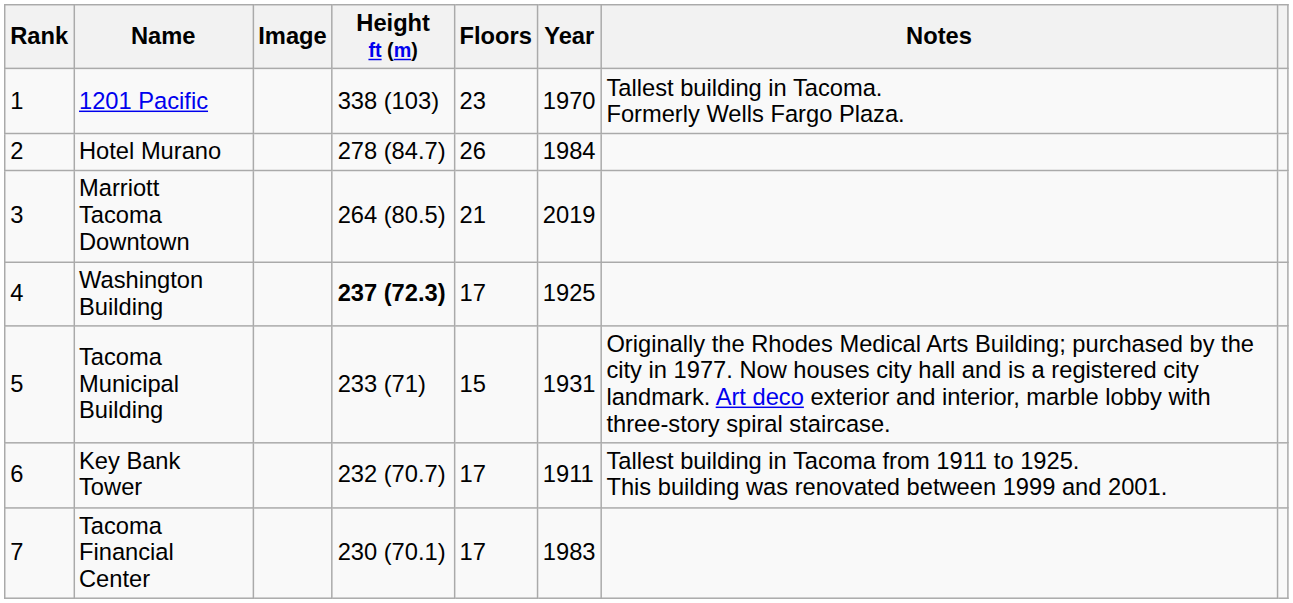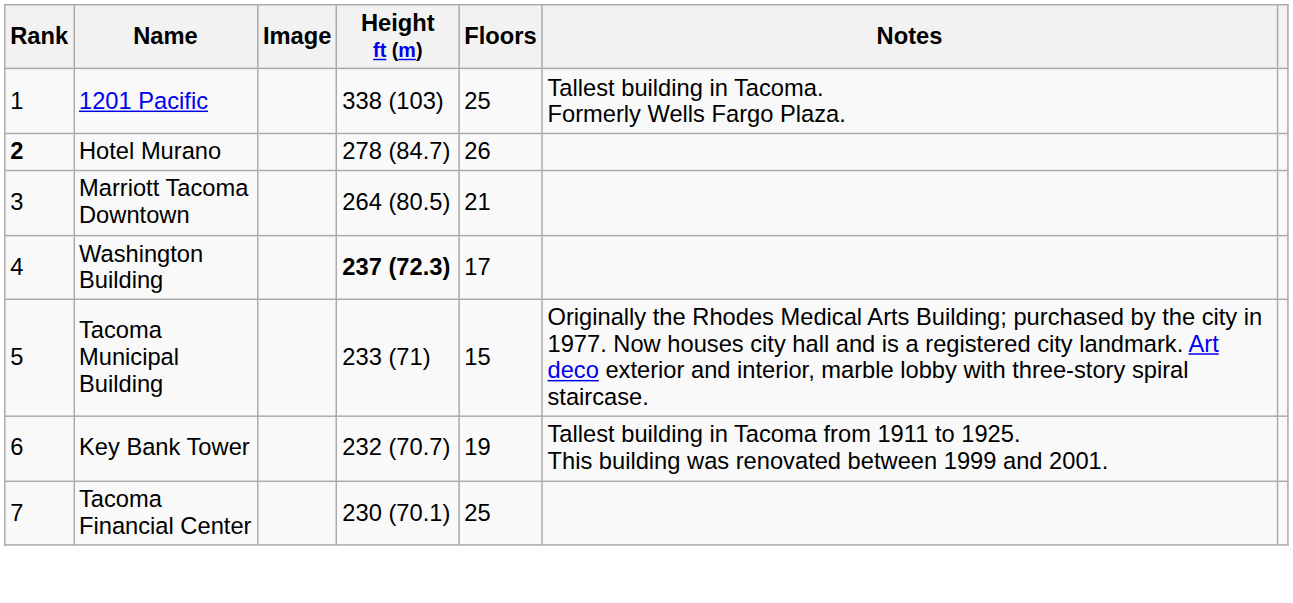- column: (569, 36)
(473, 100) 23 -> (477, 100) 25
(17, 151) normal -> (17, 151) bold
(473, 475) 17 -> (477, 448) 19
(473, 552) 17 -> (477, 512) 25
